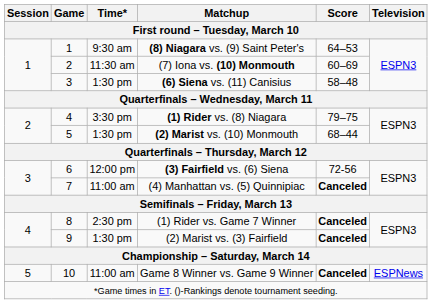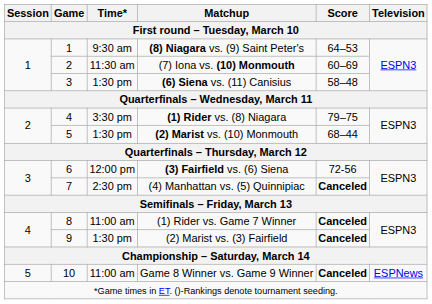(112, 186) 11:00 am -> (112, 186) 2:30 pm
(112, 221) 2:30 pm -> (112, 221) 11:00 am
